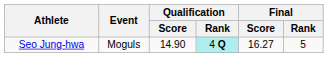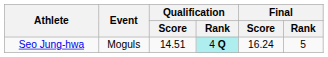(173, 45) 14.90 -> (173, 45) 14.51
(261, 45) 16.27 -> (261, 45) 16.24
